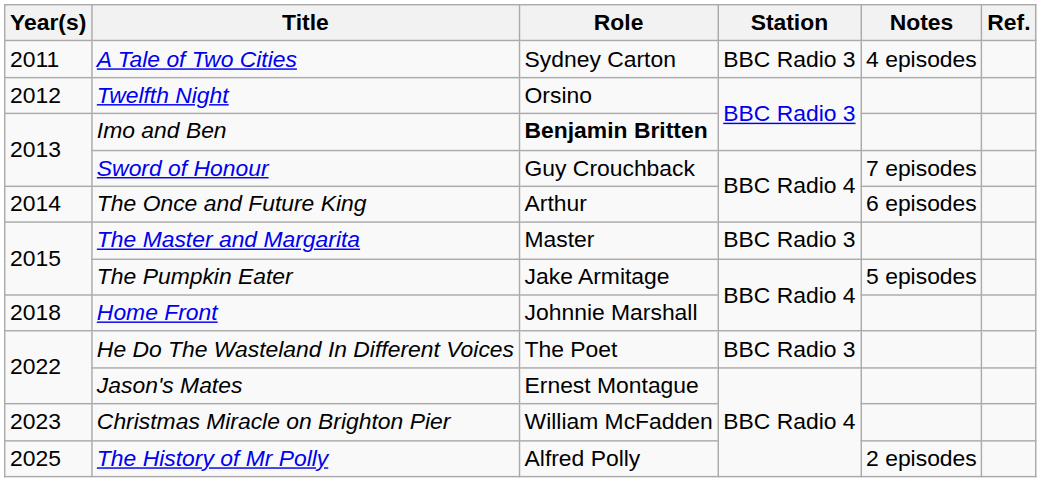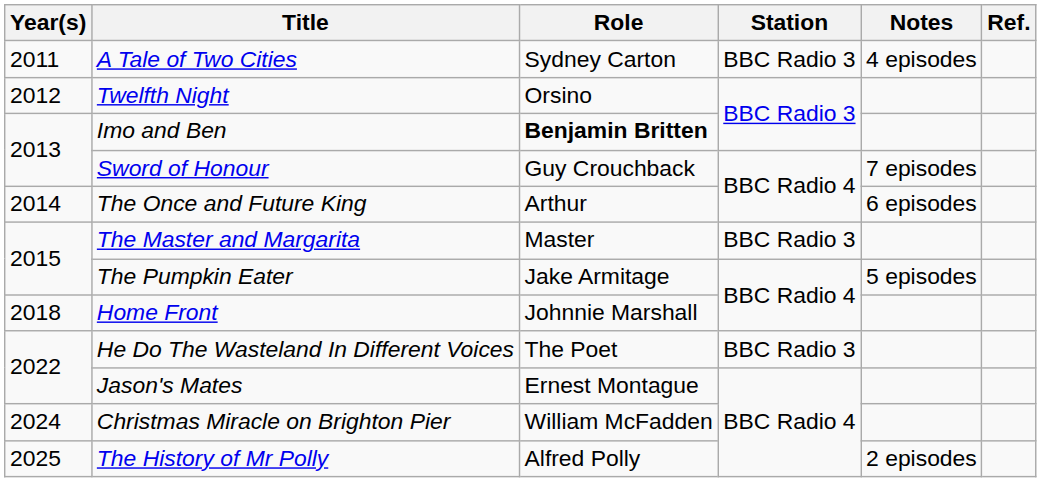(35, 421) 2023 -> (35, 421) 2024
